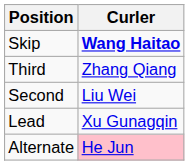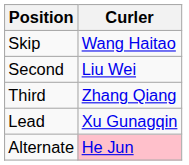(131, 44) bold -> (129, 44) normal
rows swapped: (27, 70) <-> (36, 96)
